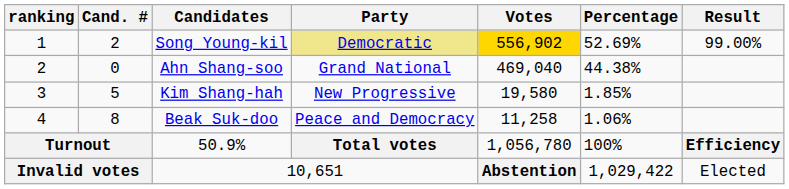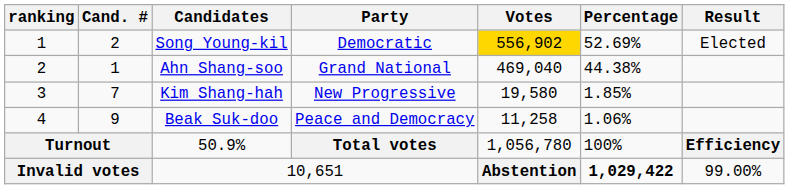(385, 43) khaki background -> (385, 43) no background
(733, 43) 99.00% -> (733, 43) Elected
(115, 69) 0 -> (115, 69) 1
(115, 94) 5 -> (115, 94) 7
(115, 120) 8 -> (115, 120) 9
(631, 171) normal -> (631, 171) bold
(733, 171) Elected -> (733, 171) 99.00%
